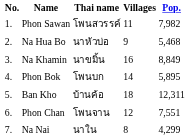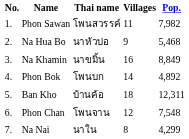(169, 77) 5,895 -> (169, 77) 4,892
(169, 112) 7,551 -> (169, 112) 7,548
